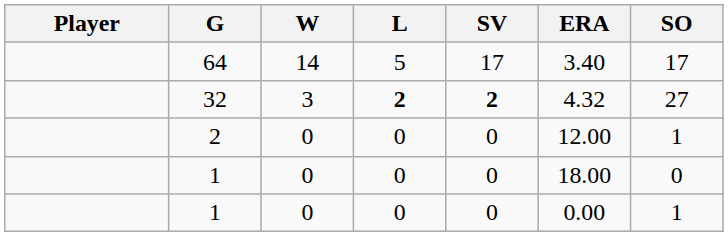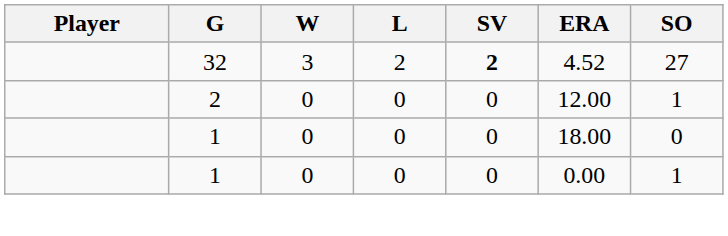- row: (215, 61)
(400, 99) bold -> (400, 61) normal
(584, 99) 4.32 -> (584, 61) 4.52
